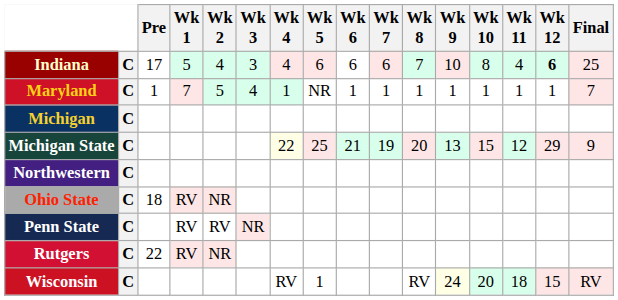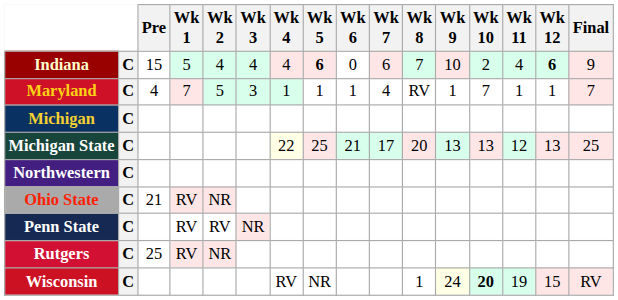(154, 64) 17 -> (154, 64) 15
(253, 64) 3 -> (253, 64) 4
(320, 64) normal -> (320, 64) bold
(353, 64) 6 -> (353, 64) 0
(486, 64) 8 -> (486, 64) 2
(591, 64) 25 -> (591, 64) 9
(154, 91) 1 -> (154, 91) 4
(253, 91) 4 -> (253, 91) 3
(320, 91) NR -> (320, 91) 1
(386, 91) 1 -> (386, 91) 4
(419, 91) 1 -> (419, 91) RV
(486, 91) 1 -> (486, 91) 7
(386, 146) 19 -> (386, 146) 17
(486, 146) 15 -> (486, 146) 13
(552, 146) 29 -> (552, 146) 13
(591, 146) 9 -> (591, 146) 25
(154, 200) 18 -> (154, 200) 21
(154, 254) 22 -> (154, 254) 25
(320, 281) 1 -> (320, 281) NR
(419, 281) RV -> (419, 281) 1
(486, 281) normal -> (486, 281) bold
(519, 281) 18 -> (519, 281) 19
